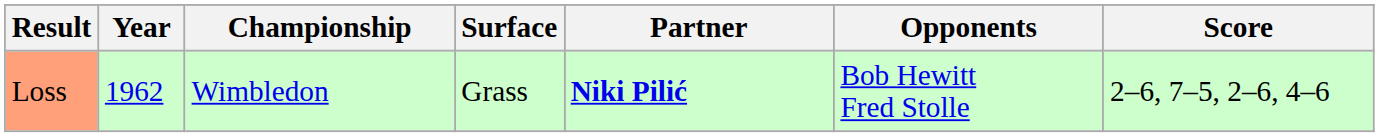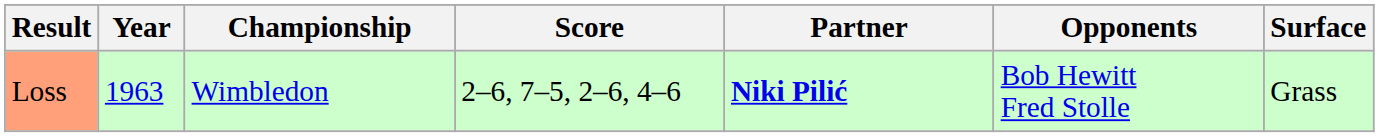columns swapped: (509, 27) <-> (1238, 27)
(134, 90) 1962 -> (134, 90) 1963
